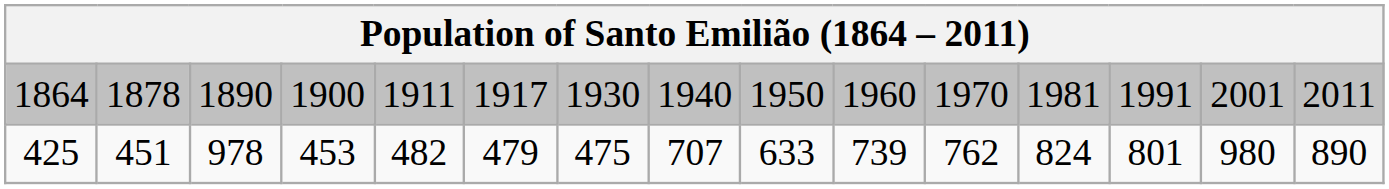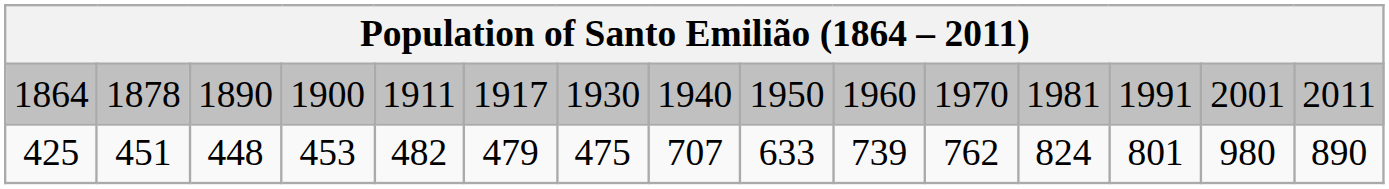(236, 152) 978 -> (236, 152) 448
